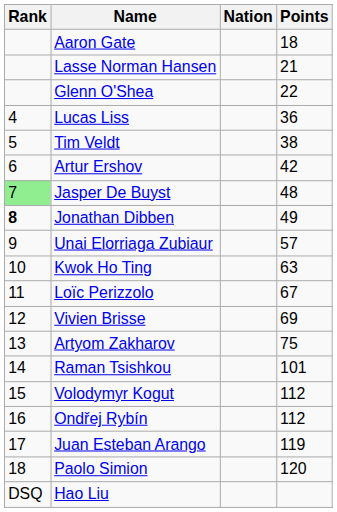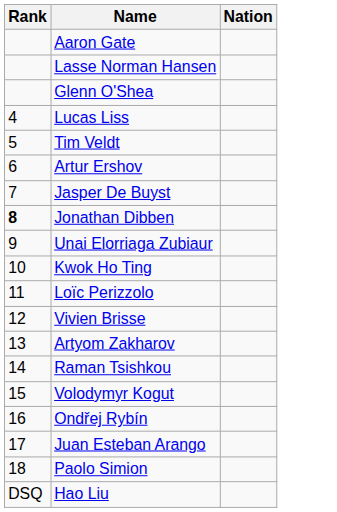- column: (304, 17)
(13, 192) lightgreen background -> (13, 192) no background
